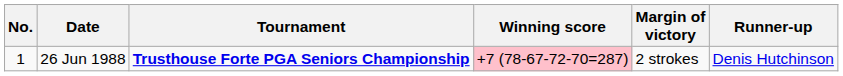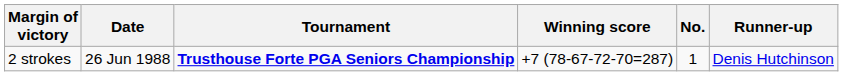columns swapped: (21, 26) <-> (670, 26)
(553, 59) pink background -> (597, 59) no background
